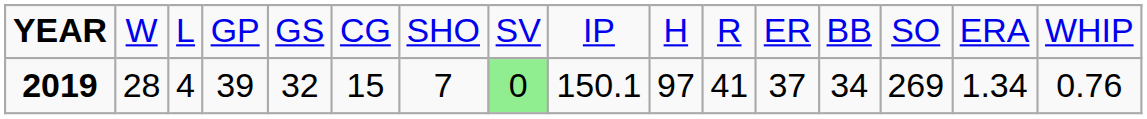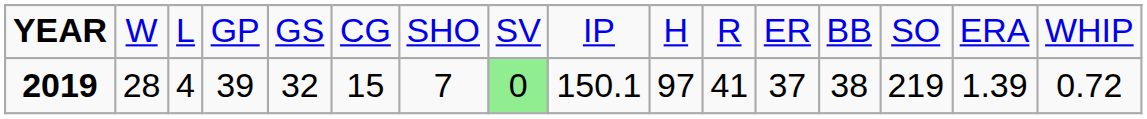(849, 85) 34 -> (849, 85) 38
(916, 85) 269 -> (916, 85) 219
(995, 85) 1.34 -> (995, 85) 1.39
(1089, 85) 0.76 -> (1089, 85) 0.72
